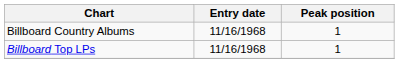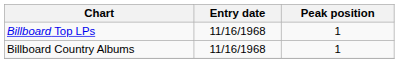rows swapped: (71, 31) <-> (51, 49)
